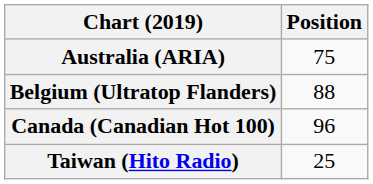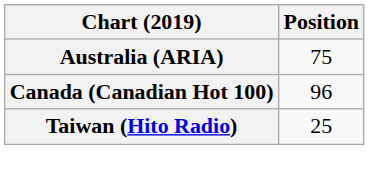- row: (143, 91)
